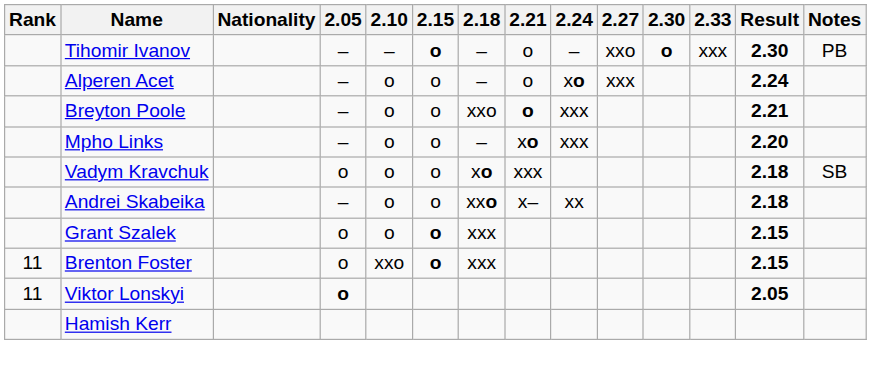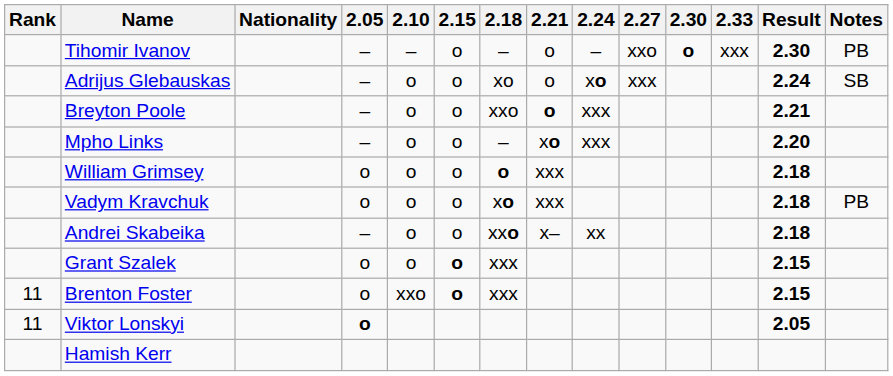(435, 50) bold -> (457, 50) normal
- row: (119, 80)
+ row: (148, 80)
+ row: (134, 171)
(835, 171) SB -> (856, 202) PB
